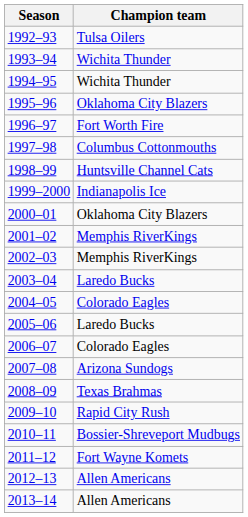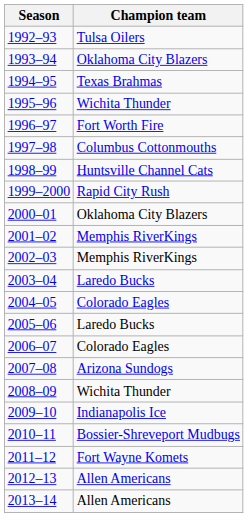(124, 59) Wichita Thunder -> (142, 59) Oklahoma City Blazers
(124, 81) Wichita Thunder -> (119, 81) Texas Brahmas
(142, 103) Oklahoma City Blazers -> (124, 103) Wichita Thunder
(121, 192) Indianapolis Ice -> (123, 192) Rapid City Rush
(119, 390) Texas Brahmas -> (124, 390) Wichita Thunder
(123, 412) Rapid City Rush -> (121, 412) Indianapolis Ice
